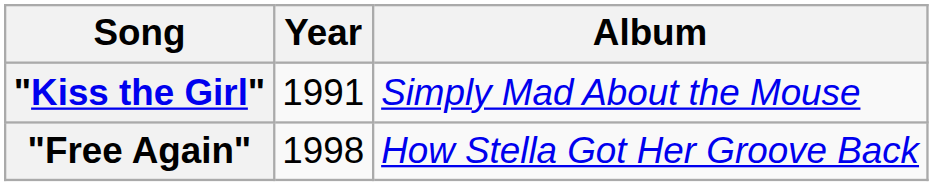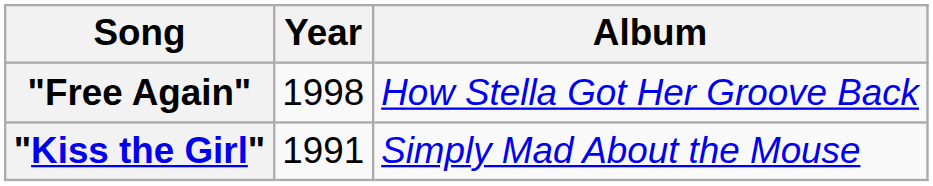rows swapped: (139, 92) <-> (139, 150)
